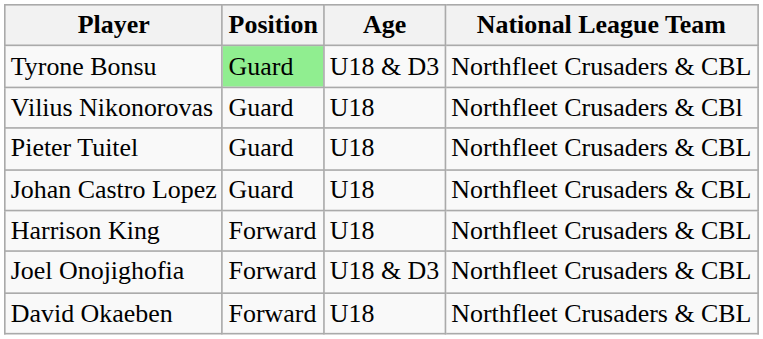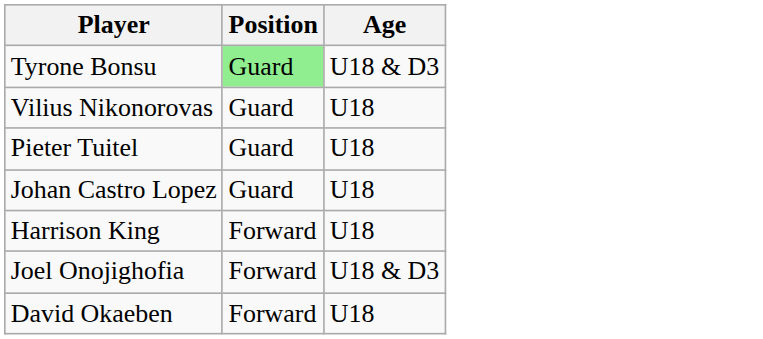- column: (601, 25)
